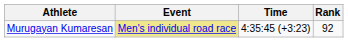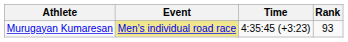(328, 29) 92 -> (328, 29) 93
